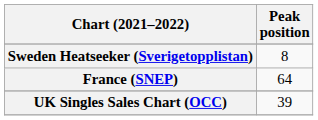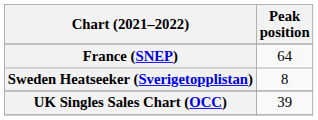rows swapped: (130, 79) <-> (130, 56)
